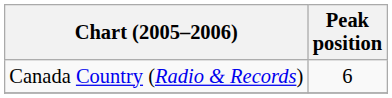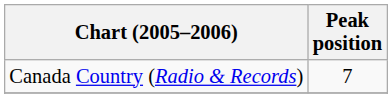(347, 76) 6 -> (347, 76) 7
